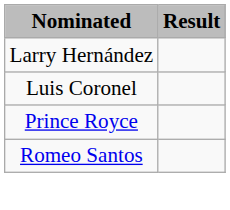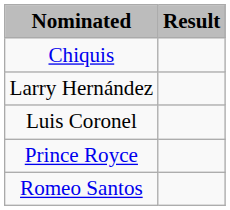+ row: (81, 54)
